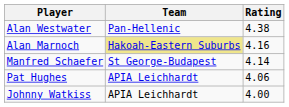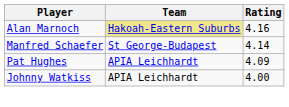- row: (49, 29)
(257, 78) 4.06 -> (257, 61) 4.09
